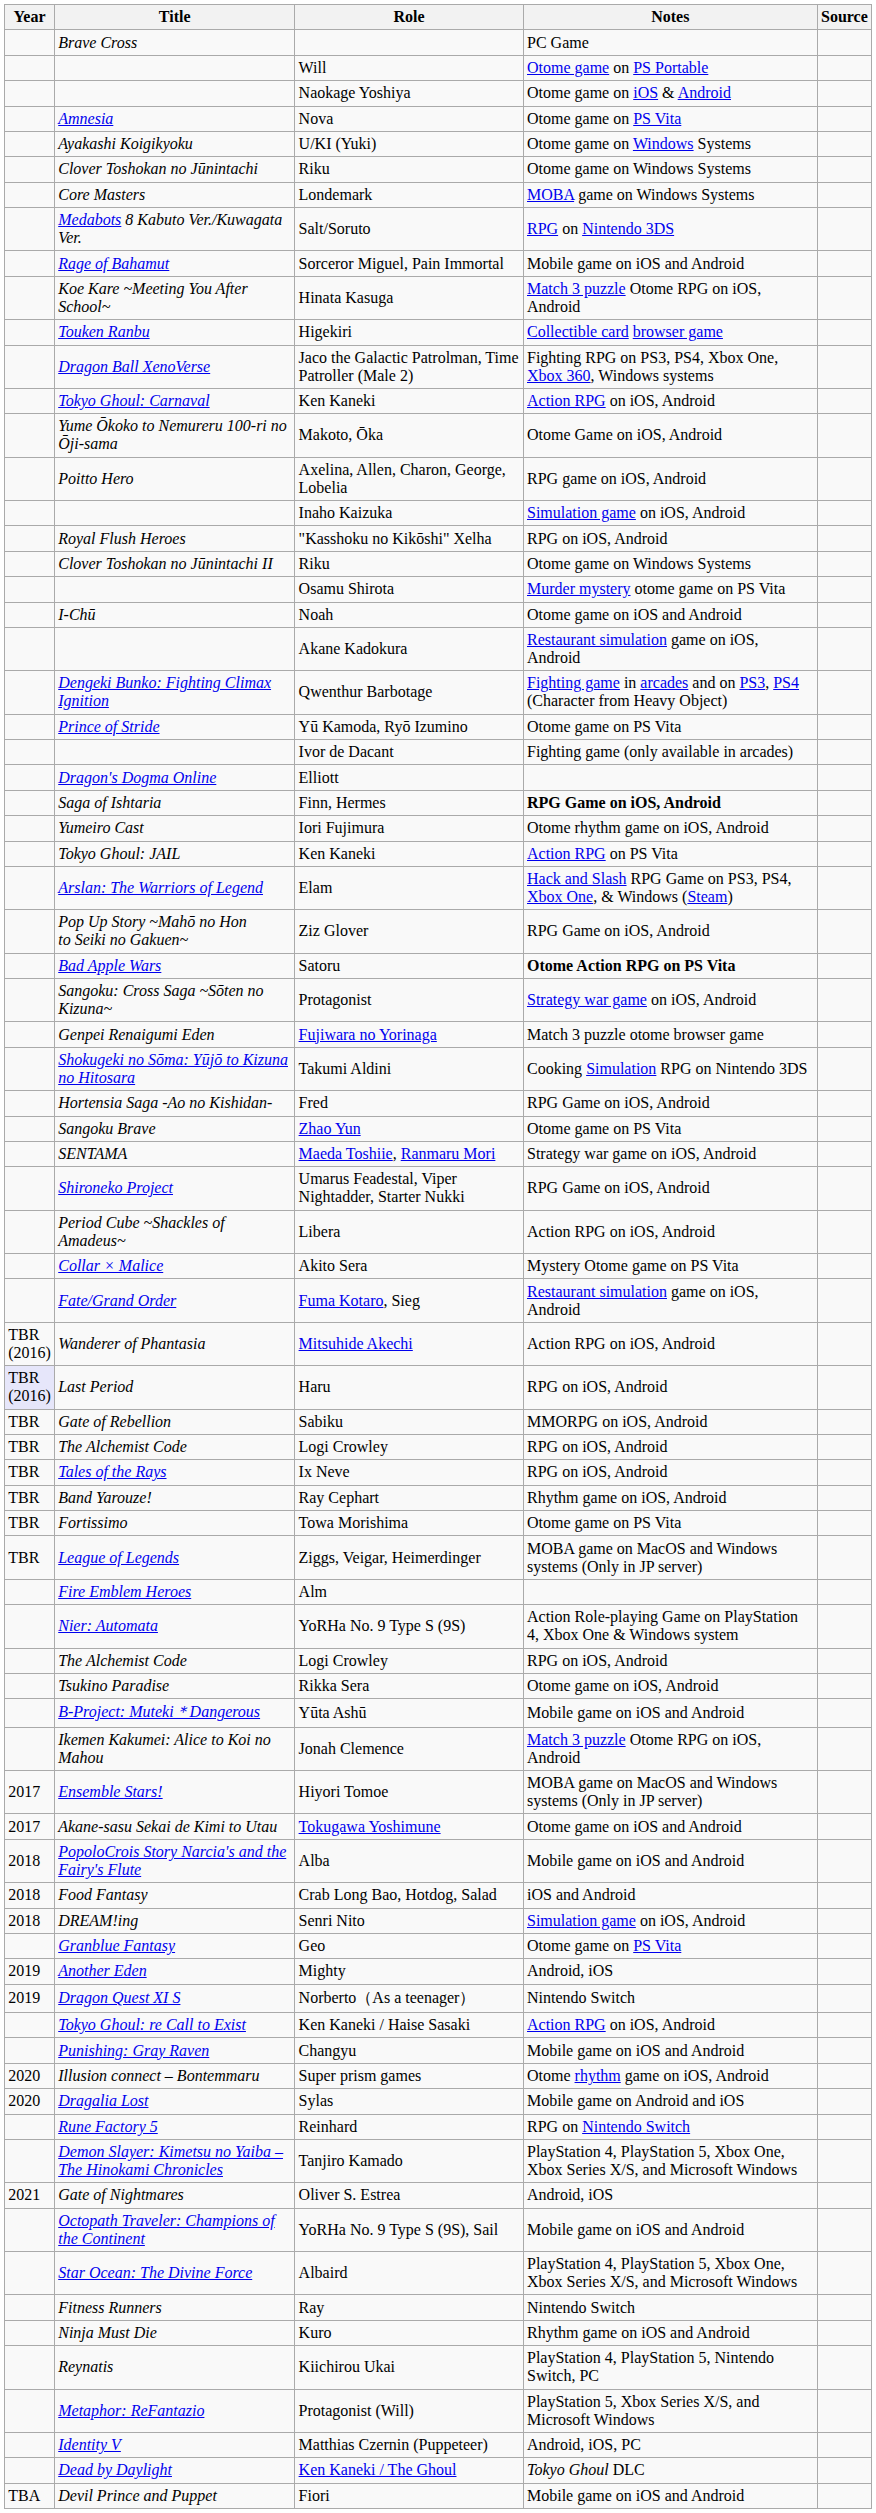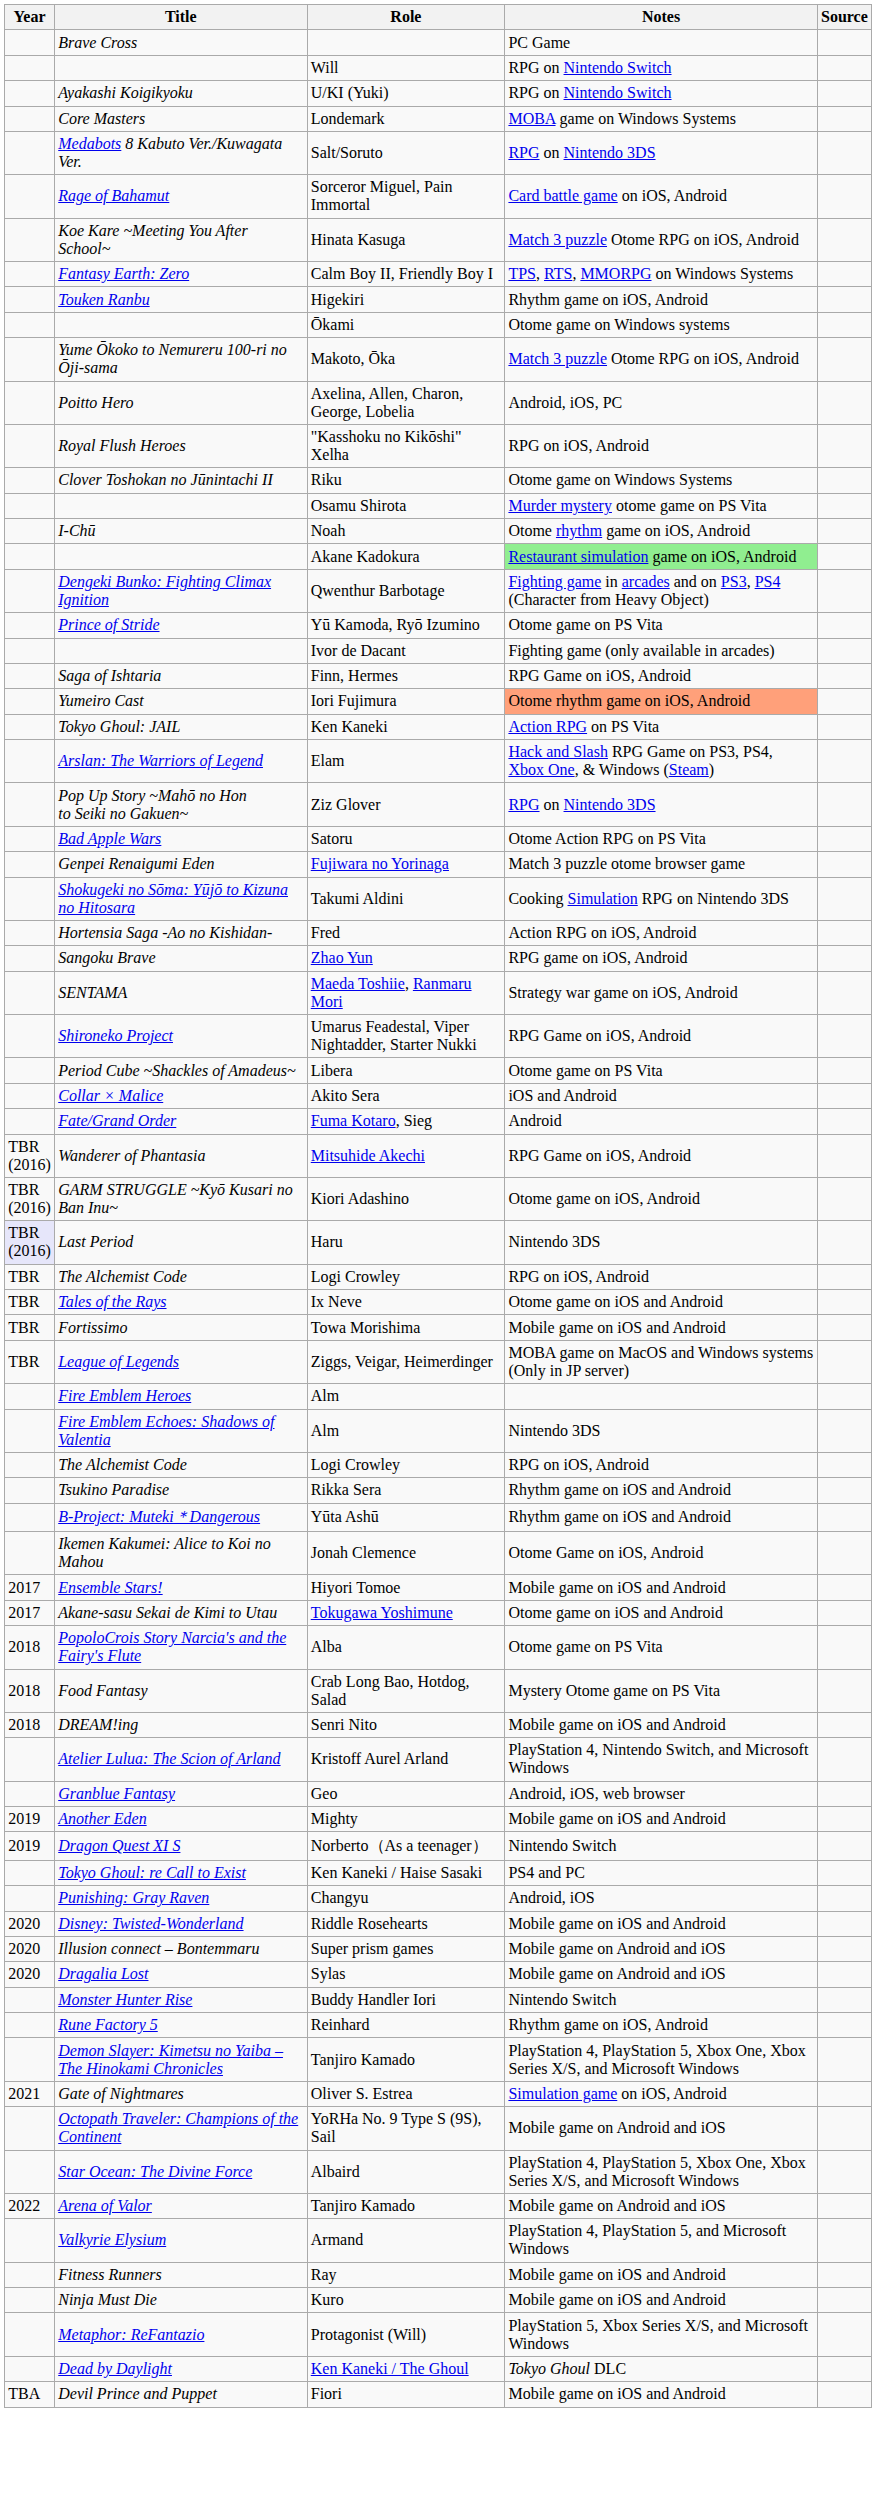(618, 67) Otome game on PS Portable -> (590, 67) RPG on Nintendo Switch
- row: (175, 93)
- row: (86, 118)
(639, 144) Otome game on Windows Systems -> (590, 93) RPG on Nintendo Switch
- row: (158, 169)
(636, 263) Mobile game on iOS and Android -> (618, 196) Card battle game on iOS, Android
+ row: (124, 274)
(625, 332) Collectible card browser game -> (608, 299) Rhythm game on iOS, Android
- row: (134, 366)
- row: (134, 401)
+ row: (181, 325)
(625, 435) Otome Game on iOS, Android -> (654, 359) Match 3 puzzle Otome RPG on iOS, Android
(617, 478) RPG game on iOS, Android -> (565, 402) Android, iOS, PC
- row: (175, 513)
(634, 614) Otome game on iOS and Android -> (629, 531) Otome rhythm game on iOS, Android
(643, 649) no background -> (652, 556) lightgreen background
- row: (137, 777)
(624, 802) bold -> (600, 676) normal
(648, 828) no background -> (629, 701) lightsalmon background
(618, 931) RPG Game on iOS, Android -> (582, 804) RPG on Nintendo 3DS
(631, 965) bold -> (607, 838) normal
- row: (161, 1000)
(618, 1103) RPG Game on iOS, Android -> (602, 933) Action RPG on iOS, Android
(604, 1128) Otome game on PS Vita -> (598, 958) RPG game on iOS, Android
(621, 1231) Action RPG on iOS, Android -> (586, 1070) Otome game on PS Vita
(633, 1266) Mystery Otome game on PS Vita -> (563, 1095) iOS and Android
(643, 1300) Restaurant simulation game on iOS, Android -> (535, 1121) Android
(621, 1343) Action RPG on iOS, Android -> (600, 1155) RPG Game on iOS, Android
+ row: (175, 1199)
(597, 1387) RPG on iOS, Android -> (554, 1242) Nintendo 3DS
- row: (115, 1421)
(597, 1472) RPG on iOS, Android -> (616, 1302) Otome game on iOS and Android
- row: (105, 1497)
(604, 1523) Otome game on PS Vita -> (617, 1327) Mobile game on iOS and Android
- row: (108, 1626)
+ row: (166, 1430)
(623, 1686) Otome game on iOS, Android -> (620, 1490) Rhythm game on iOS and Android
(636, 1712) Mobile game on iOS and Android -> (620, 1517) Rhythm game on iOS and Android
(644, 1748) Match 3 puzzle Otome RPG on iOS, Android -> (606, 1553) Otome Game on iOS, Android
(652, 1792) MOBA game on MacOS and Windows systems (Only in JP server) -> (617, 1587) Mobile game on iOS and Android
(636, 1860) Mobile game on iOS and Android -> (586, 1647) Otome game on PS Vita
(581, 1895) iOS and Android -> (614, 1690) Mystery Otome game on PS Vita
(636, 1920) Simulation game on iOS, Android -> (617, 1725) Mobile game on iOS and Android
+ row: (169, 1759)
(604, 1946) Otome game on PS Vita -> (597, 1793) Android, iOS, web browser
(570, 1971) Android, iOS -> (617, 1819) Mobile game on iOS and Android
(621, 2025) Action RPG on iOS, Android -> (547, 1872) PS4 and PC
(636, 2050) Mobile game on iOS and Android -> (552, 1898) Android, iOS
+ row: (151, 1923)
(648, 2075) Otome rhythm game on iOS, Android -> (617, 1949) Mobile game on Android and iOS
+ row: (125, 1999)
(609, 2126) RPG on Nintendo Switch -> (608, 2025) Rhythm game on iOS, Android
(570, 2195) Android, iOS -> (618, 2093) Simulation game on iOS, Android
(636, 2229) Mobile game on iOS and Android -> (617, 2128) Mobile game on Android and iOS
+ row: (105, 2206)
+ row: (112, 2240)
(581, 2307) Nintendo Switch -> (617, 2274) Mobile game on iOS and Android
(638, 2332) Rhythm game on iOS and Android -> (617, 2300) Mobile game on iOS and Android
- row: (86, 2367)
- row: (90, 2445)
